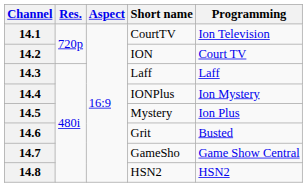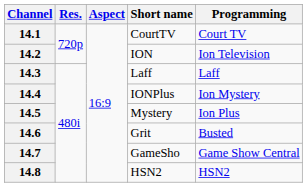(234, 34) Ion Television -> (222, 34) Court TV
(222, 53) Court TV -> (234, 53) Ion Television
